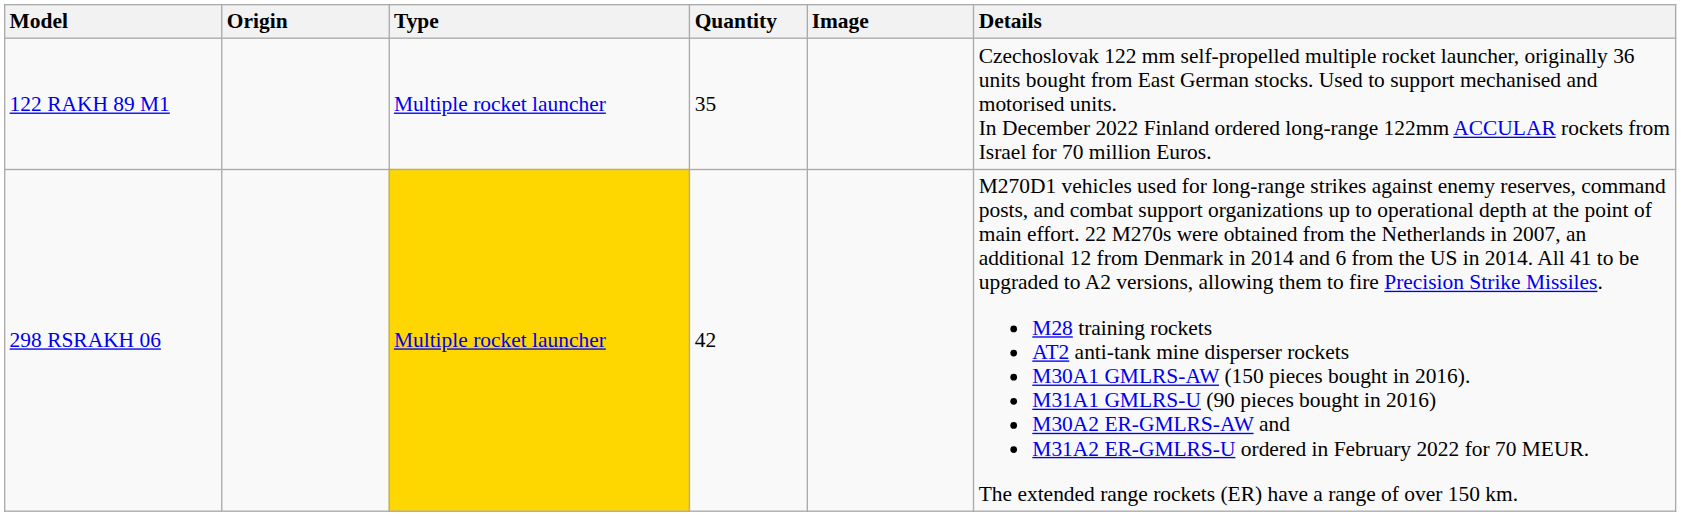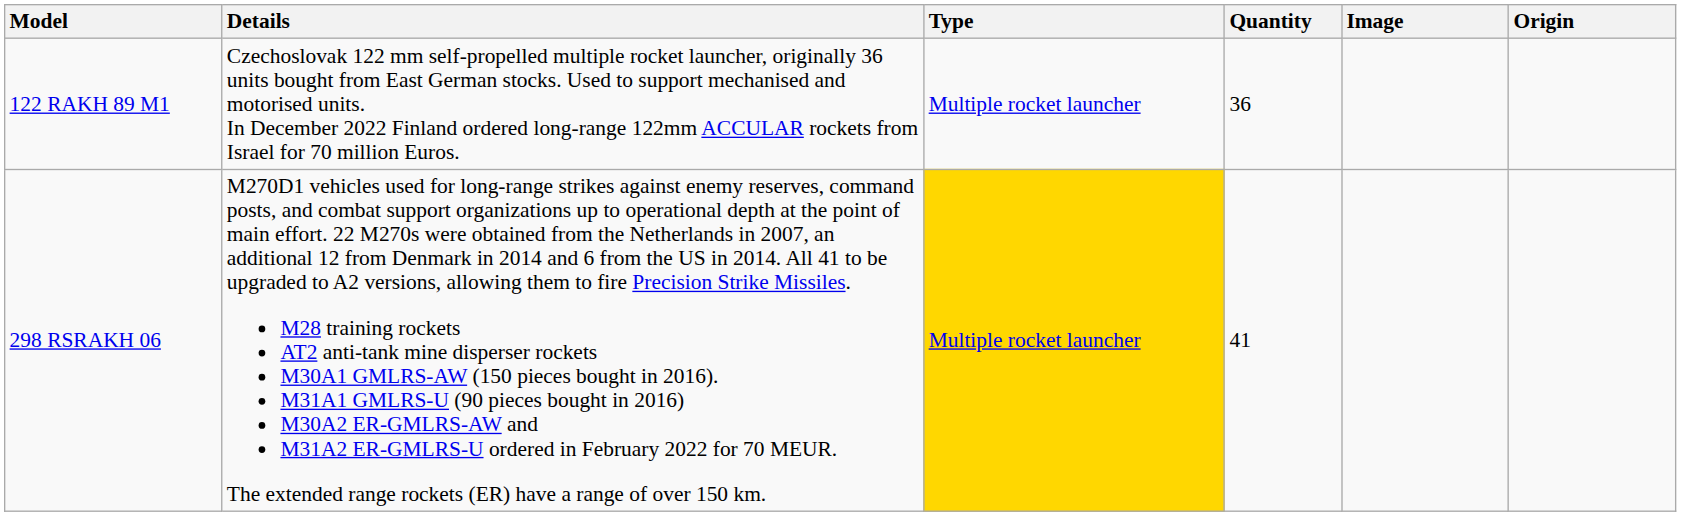columns swapped: (257, 21) <-> (1010, 21)
(705, 103) 35 -> (1240, 103) 36
(705, 340) 42 -> (1240, 340) 41
